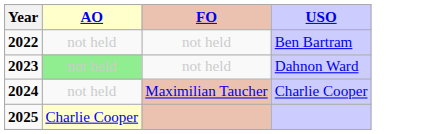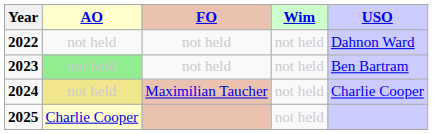+ column: (299, 17)
(314, 42) Ben Bartram -> (373, 42) Dahnon Ward
(317, 67) Dahnon Ward -> (370, 67) Ben Bartram
(92, 92) no background -> (92, 92) khaki background
